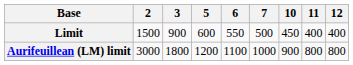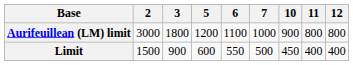rows swapped: (69, 32) <-> (69, 51)
